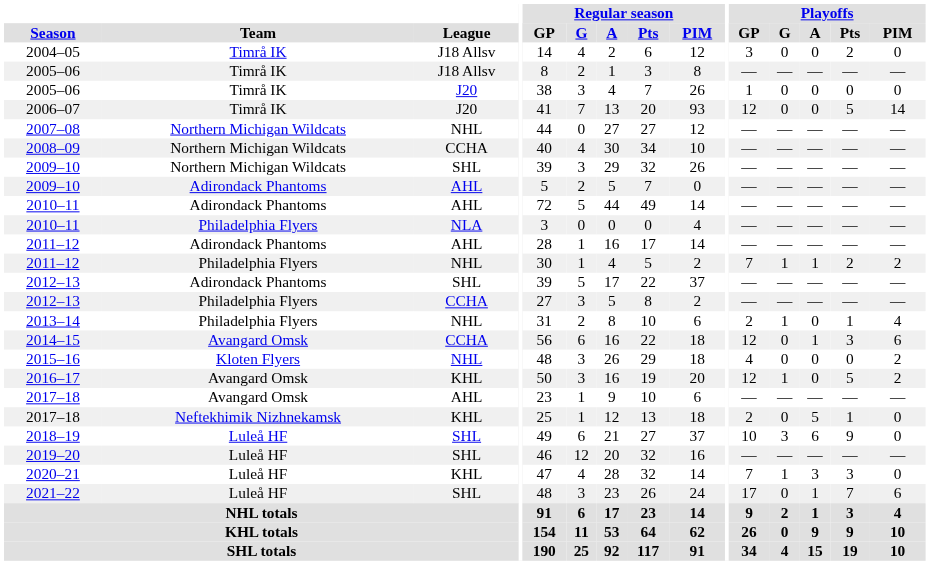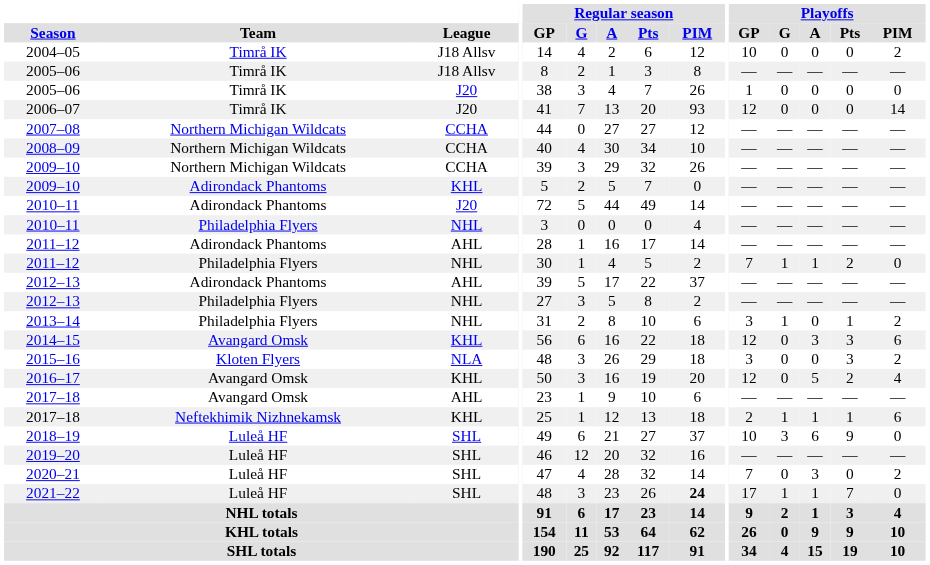(749, 52) 3 -> (749, 52) 10
(850, 52) 2 -> (850, 52) 0
(898, 52) 0 -> (898, 52) 2
(850, 109) 5 -> (850, 109) 0
(467, 128) NHL -> (467, 128) CCHA
(467, 167) SHL -> (467, 167) CCHA
(467, 186) AHL -> (467, 186) KHL
(467, 205) AHL -> (467, 205) J20
(467, 224) NLA -> (467, 224) NHL
(898, 263) 2 -> (898, 263) 0
(467, 282) SHL -> (467, 282) AHL
(467, 301) CCHA -> (467, 301) NHL
(749, 320) 2 -> (749, 320) 3
(898, 320) 4 -> (898, 320) 2
(467, 340) CCHA -> (467, 340) KHL
(815, 340) 1 -> (815, 340) 3
(467, 359) NHL -> (467, 359) NLA
(749, 359) 4 -> (749, 359) 3
(850, 359) 0 -> (850, 359) 3
(785, 378) 1 -> (785, 378) 0
(815, 378) 0 -> (815, 378) 5
(850, 378) 5 -> (850, 378) 2
(898, 378) 2 -> (898, 378) 4
(785, 416) 0 -> (785, 416) 1
(815, 416) 5 -> (815, 416) 1
(898, 416) 0 -> (898, 416) 6
(467, 474) KHL -> (467, 474) SHL
(785, 474) 1 -> (785, 474) 0
(850, 474) 3 -> (850, 474) 0
(898, 474) 0 -> (898, 474) 2
(697, 493) normal -> (697, 493) bold
(785, 493) 0 -> (785, 493) 1
(898, 493) 6 -> (898, 493) 0
